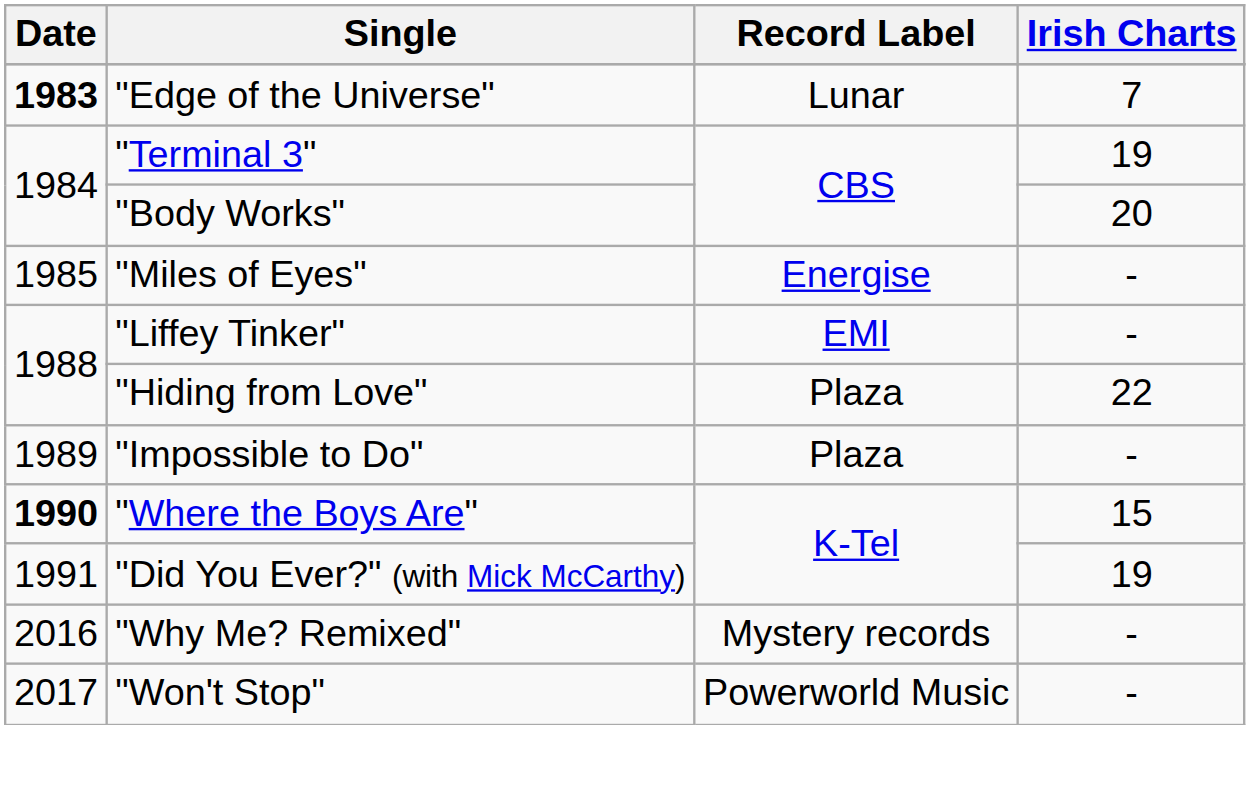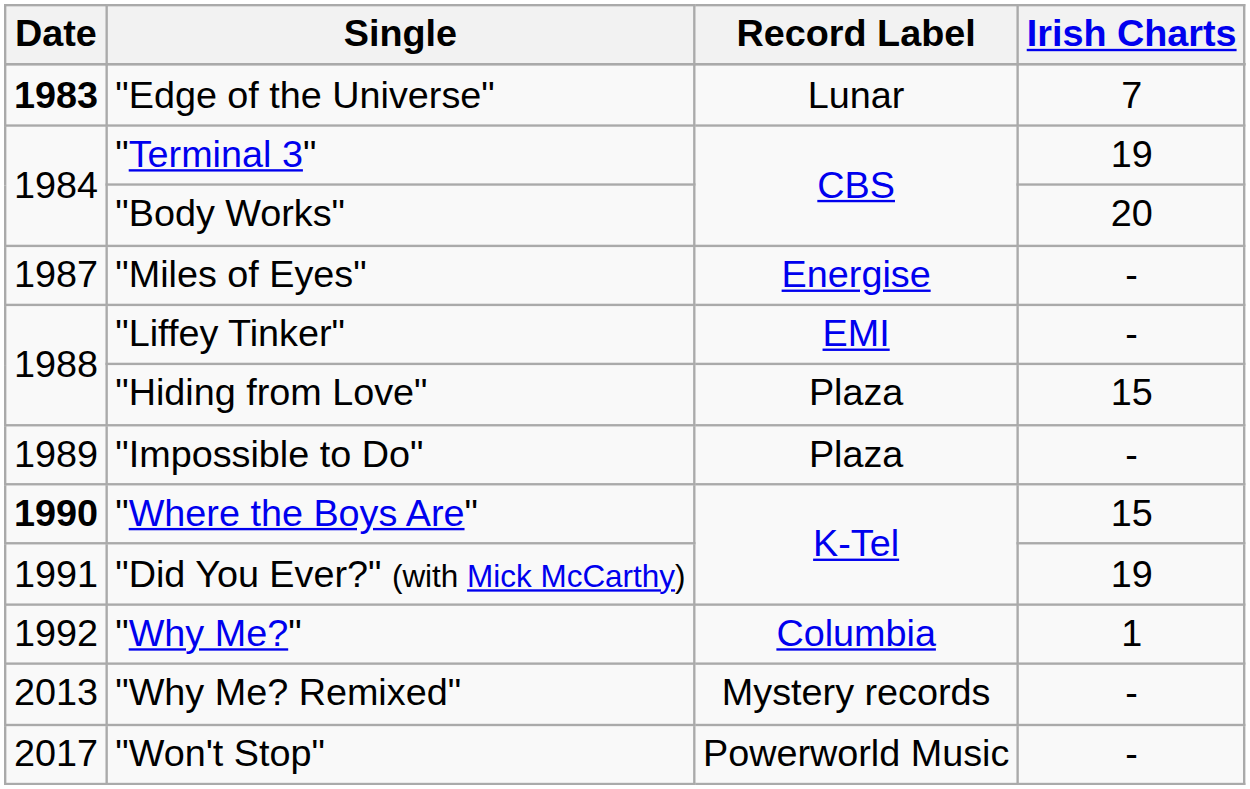(56, 273) 1985 -> (56, 273) 1987
(1132, 393) 22 -> (1132, 393) 15
+ row: (208, 633)
(56, 633) 2016 -> (56, 693) 2013
